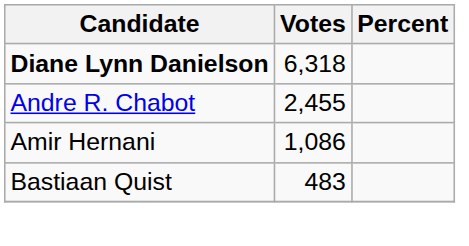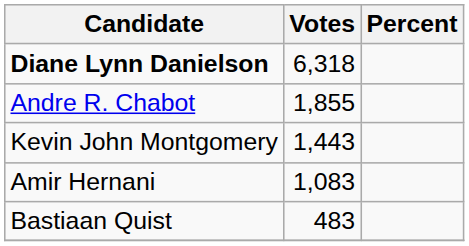(315, 102) 2,455 -> (324, 102) 1,855
+ row: (144, 142)
(315, 142) 1,086 -> (324, 181) 1,083
